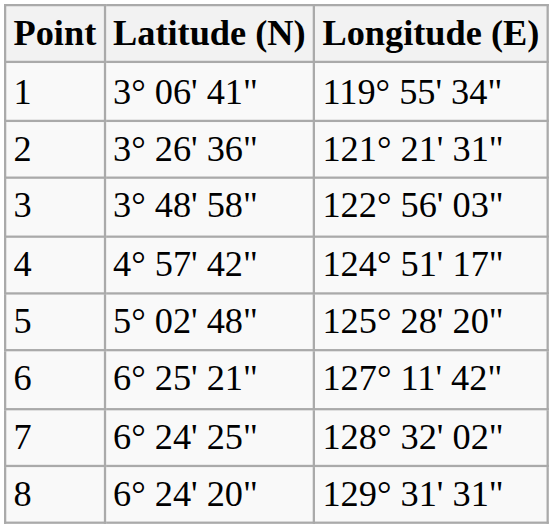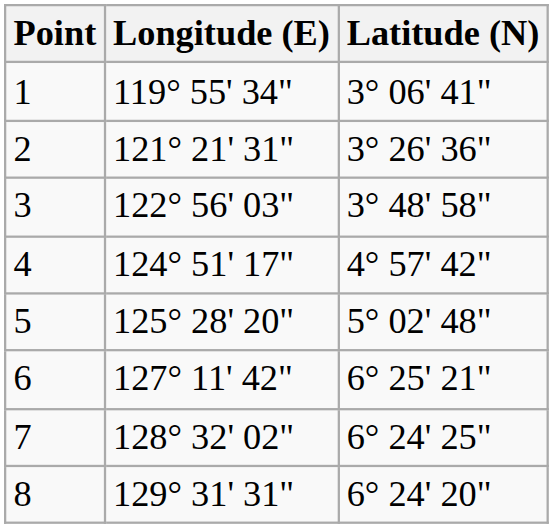columns swapped: (431, 33) <-> (209, 33)
